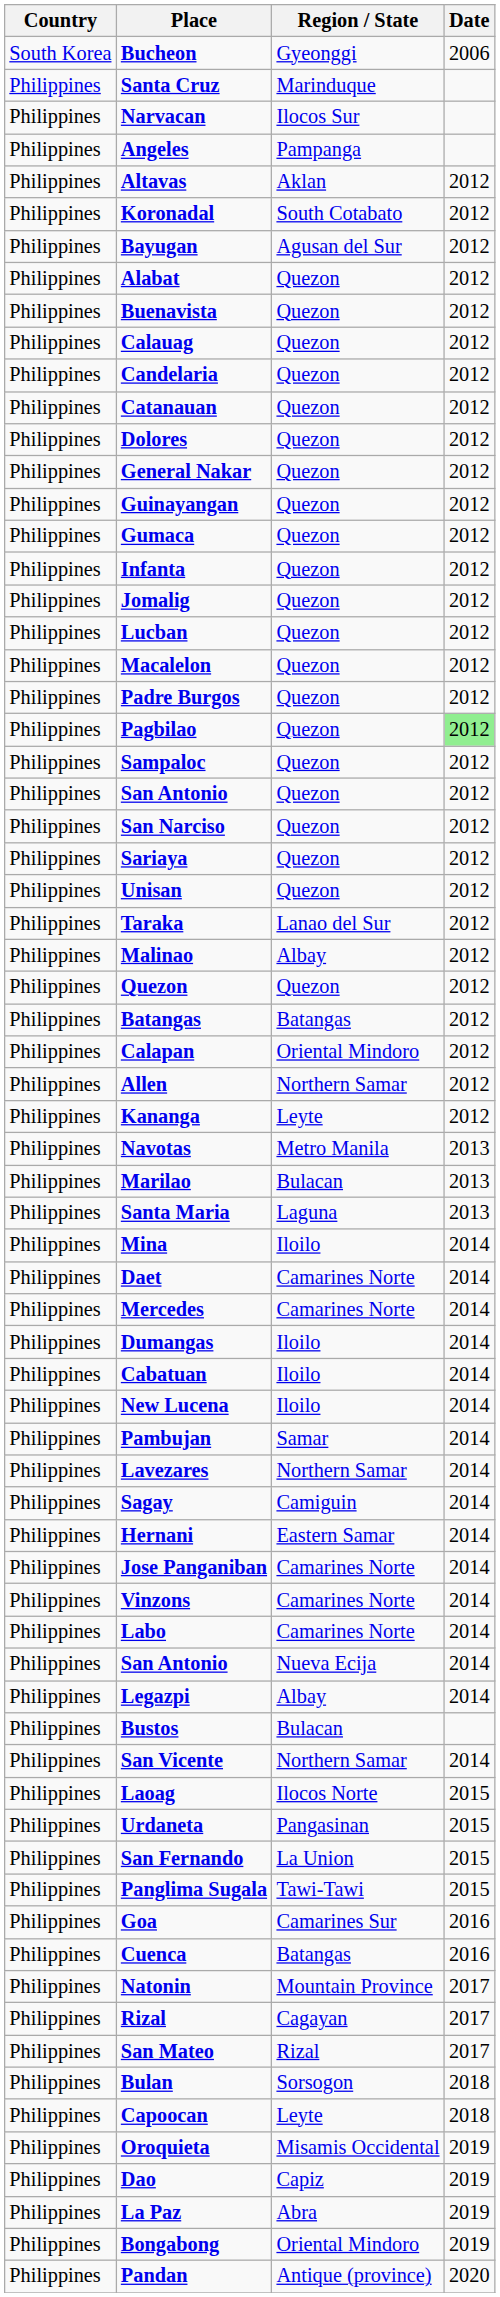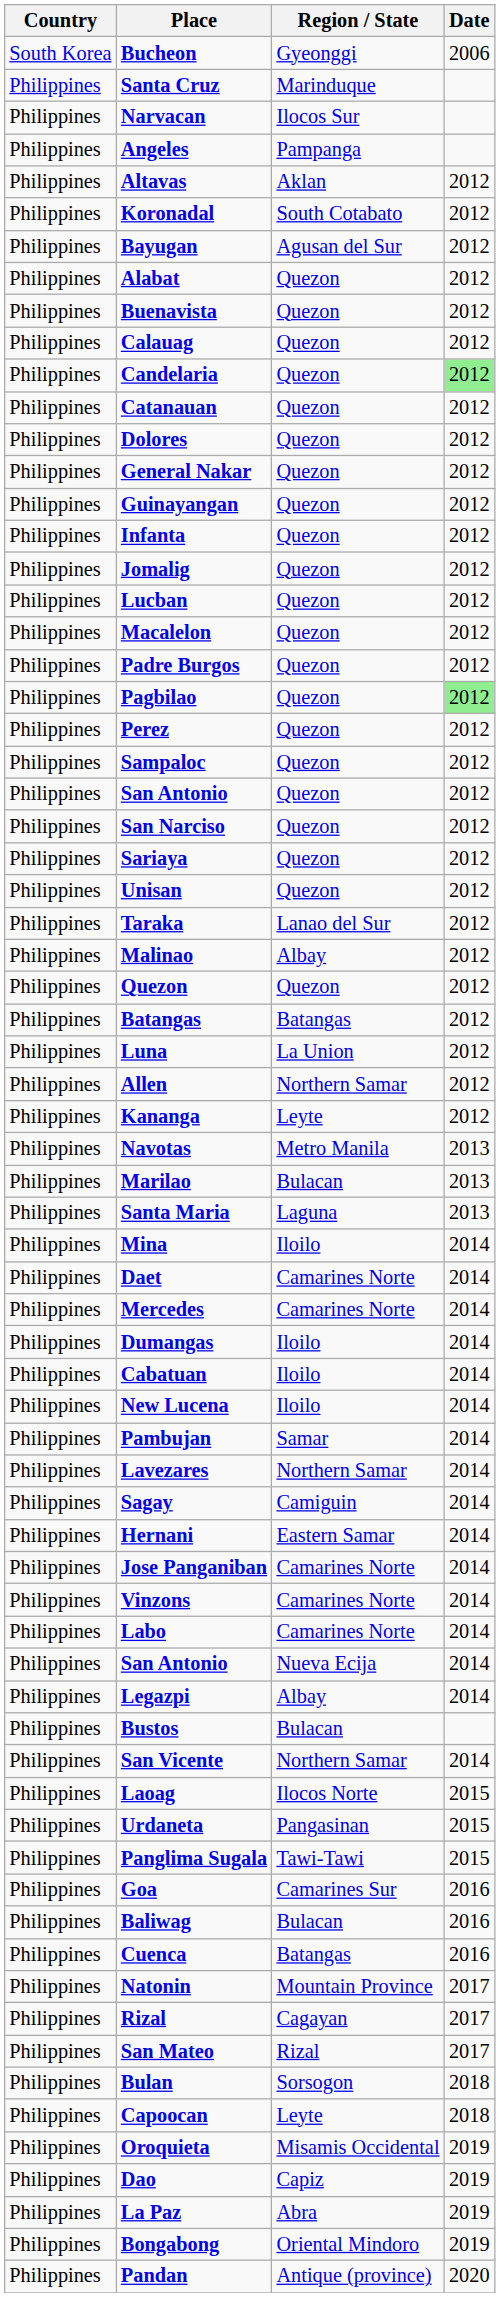(469, 375) no background -> (469, 375) lightgreen background
- row: (158, 536)
+ row: (145, 729)
+ row: (144, 1051)
- row: (158, 1051)
- row: (182, 1857)
+ row: (156, 1921)
